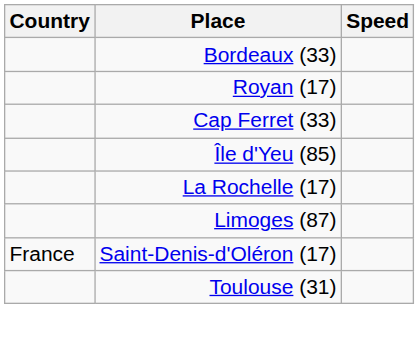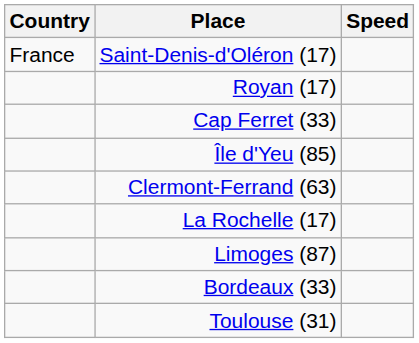rows swapped: (218, 253) <-> (270, 54)
+ row: (232, 187)
